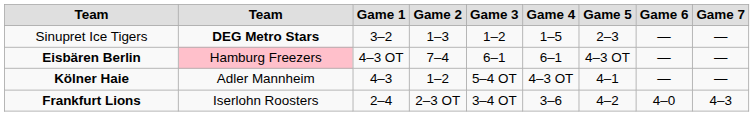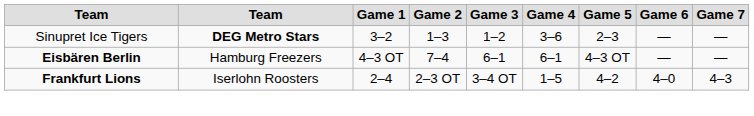(551, 36) 1–5 -> (551, 36) 3–6
(266, 57) pink background -> (266, 57) no background
- row: (92, 79)
(551, 100) 3–6 -> (551, 79) 1–5
